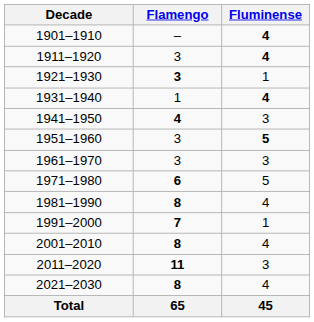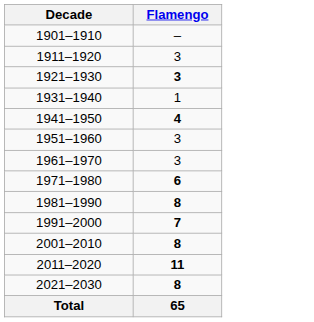- column: (266, 14)
